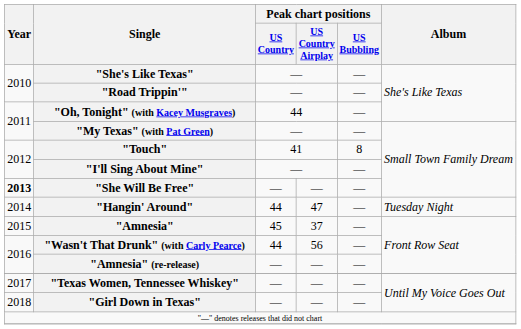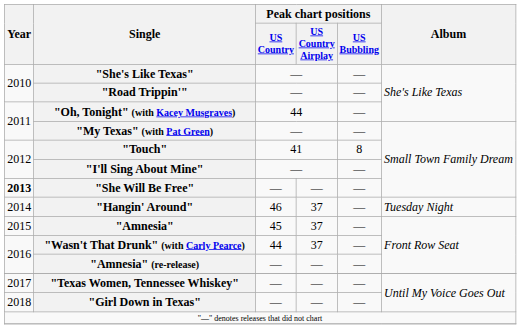(276, 206) 44 -> (276, 206) 46
(317, 206) 47 -> (317, 206) 37
(317, 245) 56 -> (317, 245) 37
